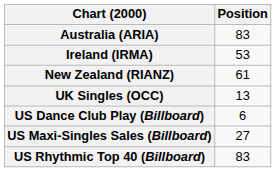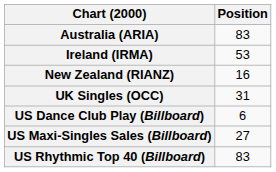(243, 75) 61 -> (243, 75) 16
(243, 95) 13 -> (243, 95) 31
